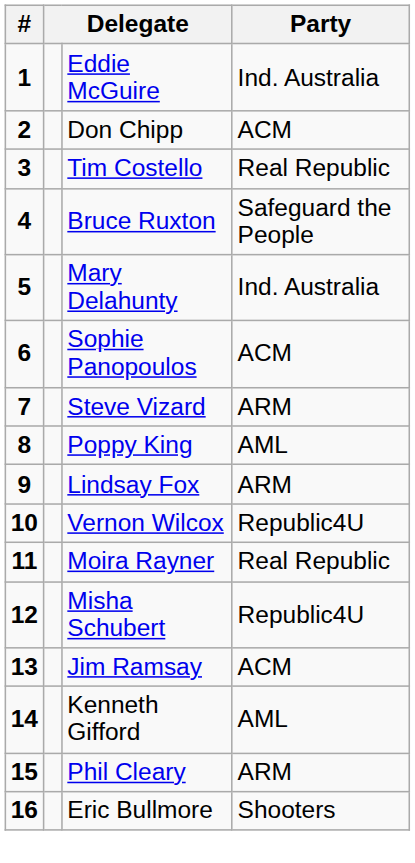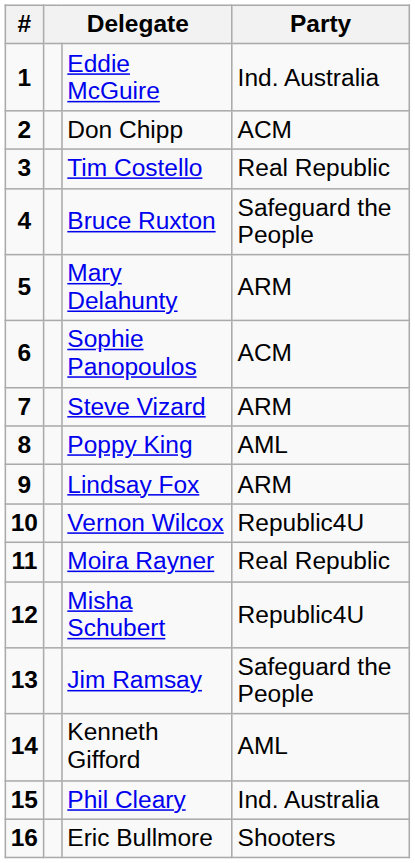(308, 287) Ind. Australia -> (265, 287) ARM
(265, 666) ACM -> (315, 680) Safeguard the People
(265, 771) ARM -> (308, 799) Ind. Australia
